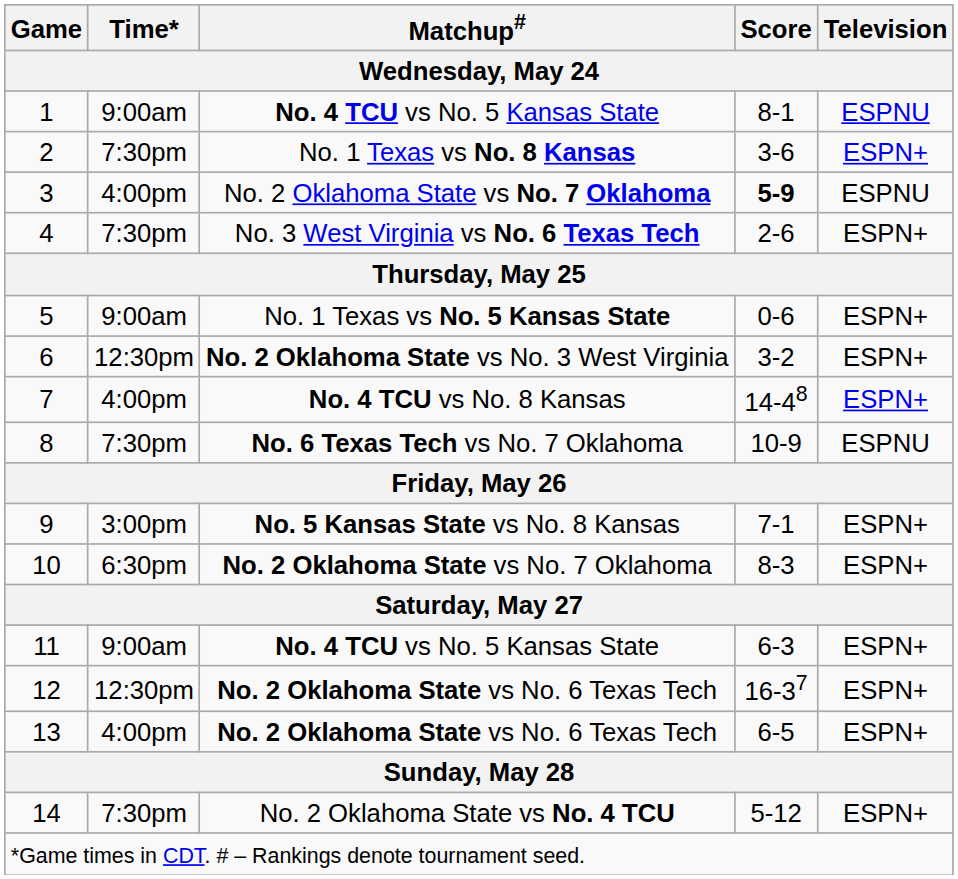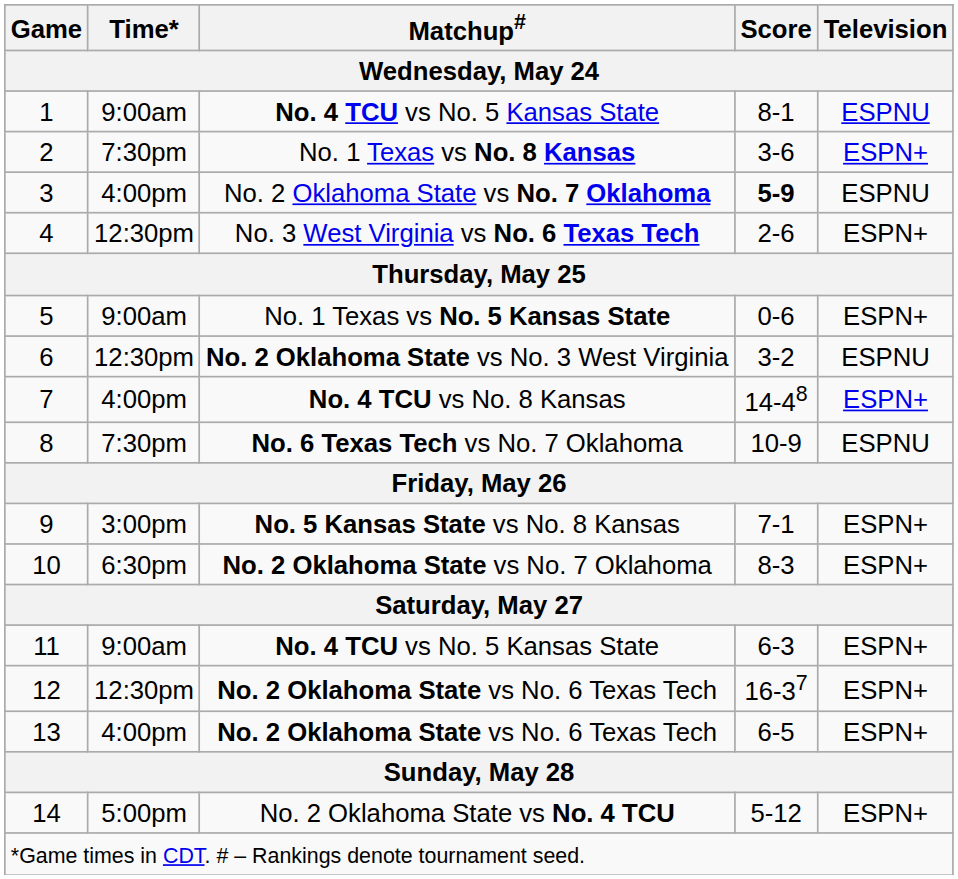(144, 234) 7:30pm -> (144, 234) 12:30pm
(886, 356) ESPN+ -> (886, 356) ESPNU
(144, 814) 7:30pm -> (144, 814) 5:00pm
